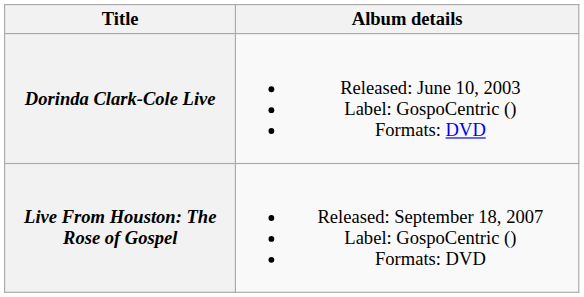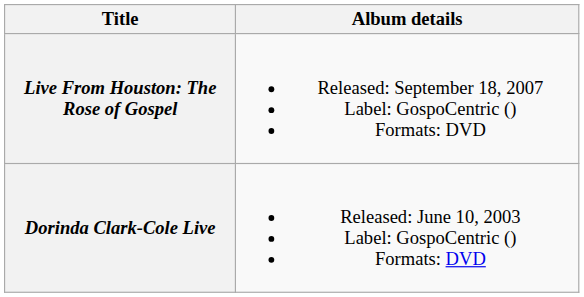rows swapped: (120, 98) <-> (120, 227)
